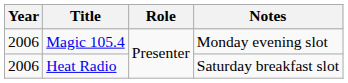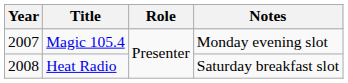(24, 41) 2006 -> (24, 41) 2007
(24, 66) 2006 -> (24, 66) 2008
